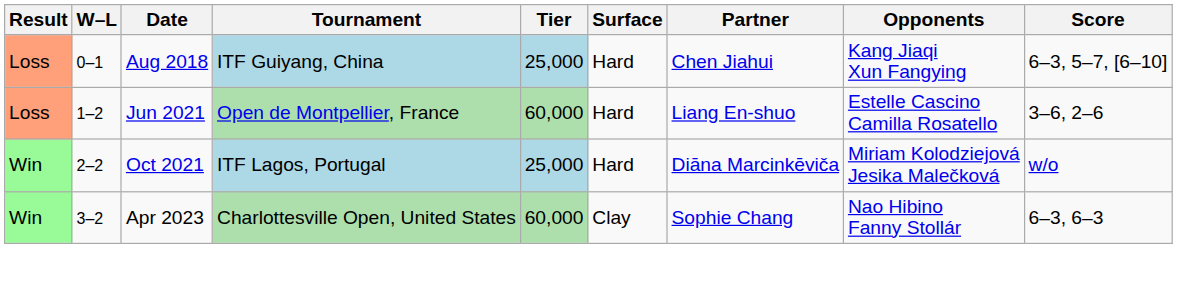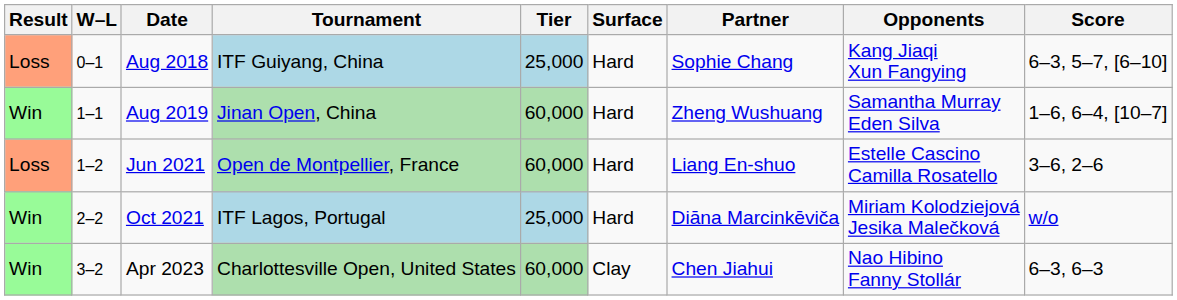(722, 60) Chen Jiahui -> (732, 60) Sophie Chang
+ row: (167, 113)
(732, 217) Sophie Chang -> (722, 269) Chen Jiahui
